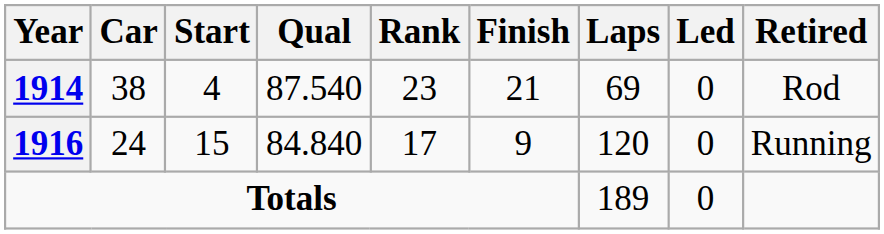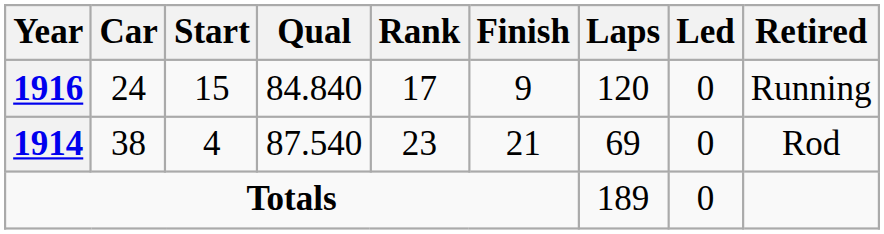rows swapped: (48, 87) <-> (48, 143)
